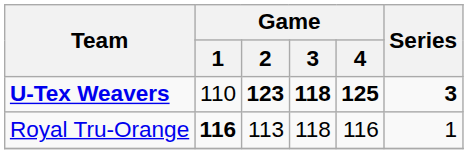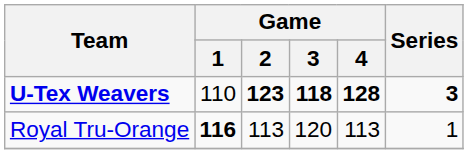(360, 93) 125 -> (361, 93) 128
(313, 129) 118 -> (313, 129) 120
(361, 129) 116 -> (362, 129) 113
